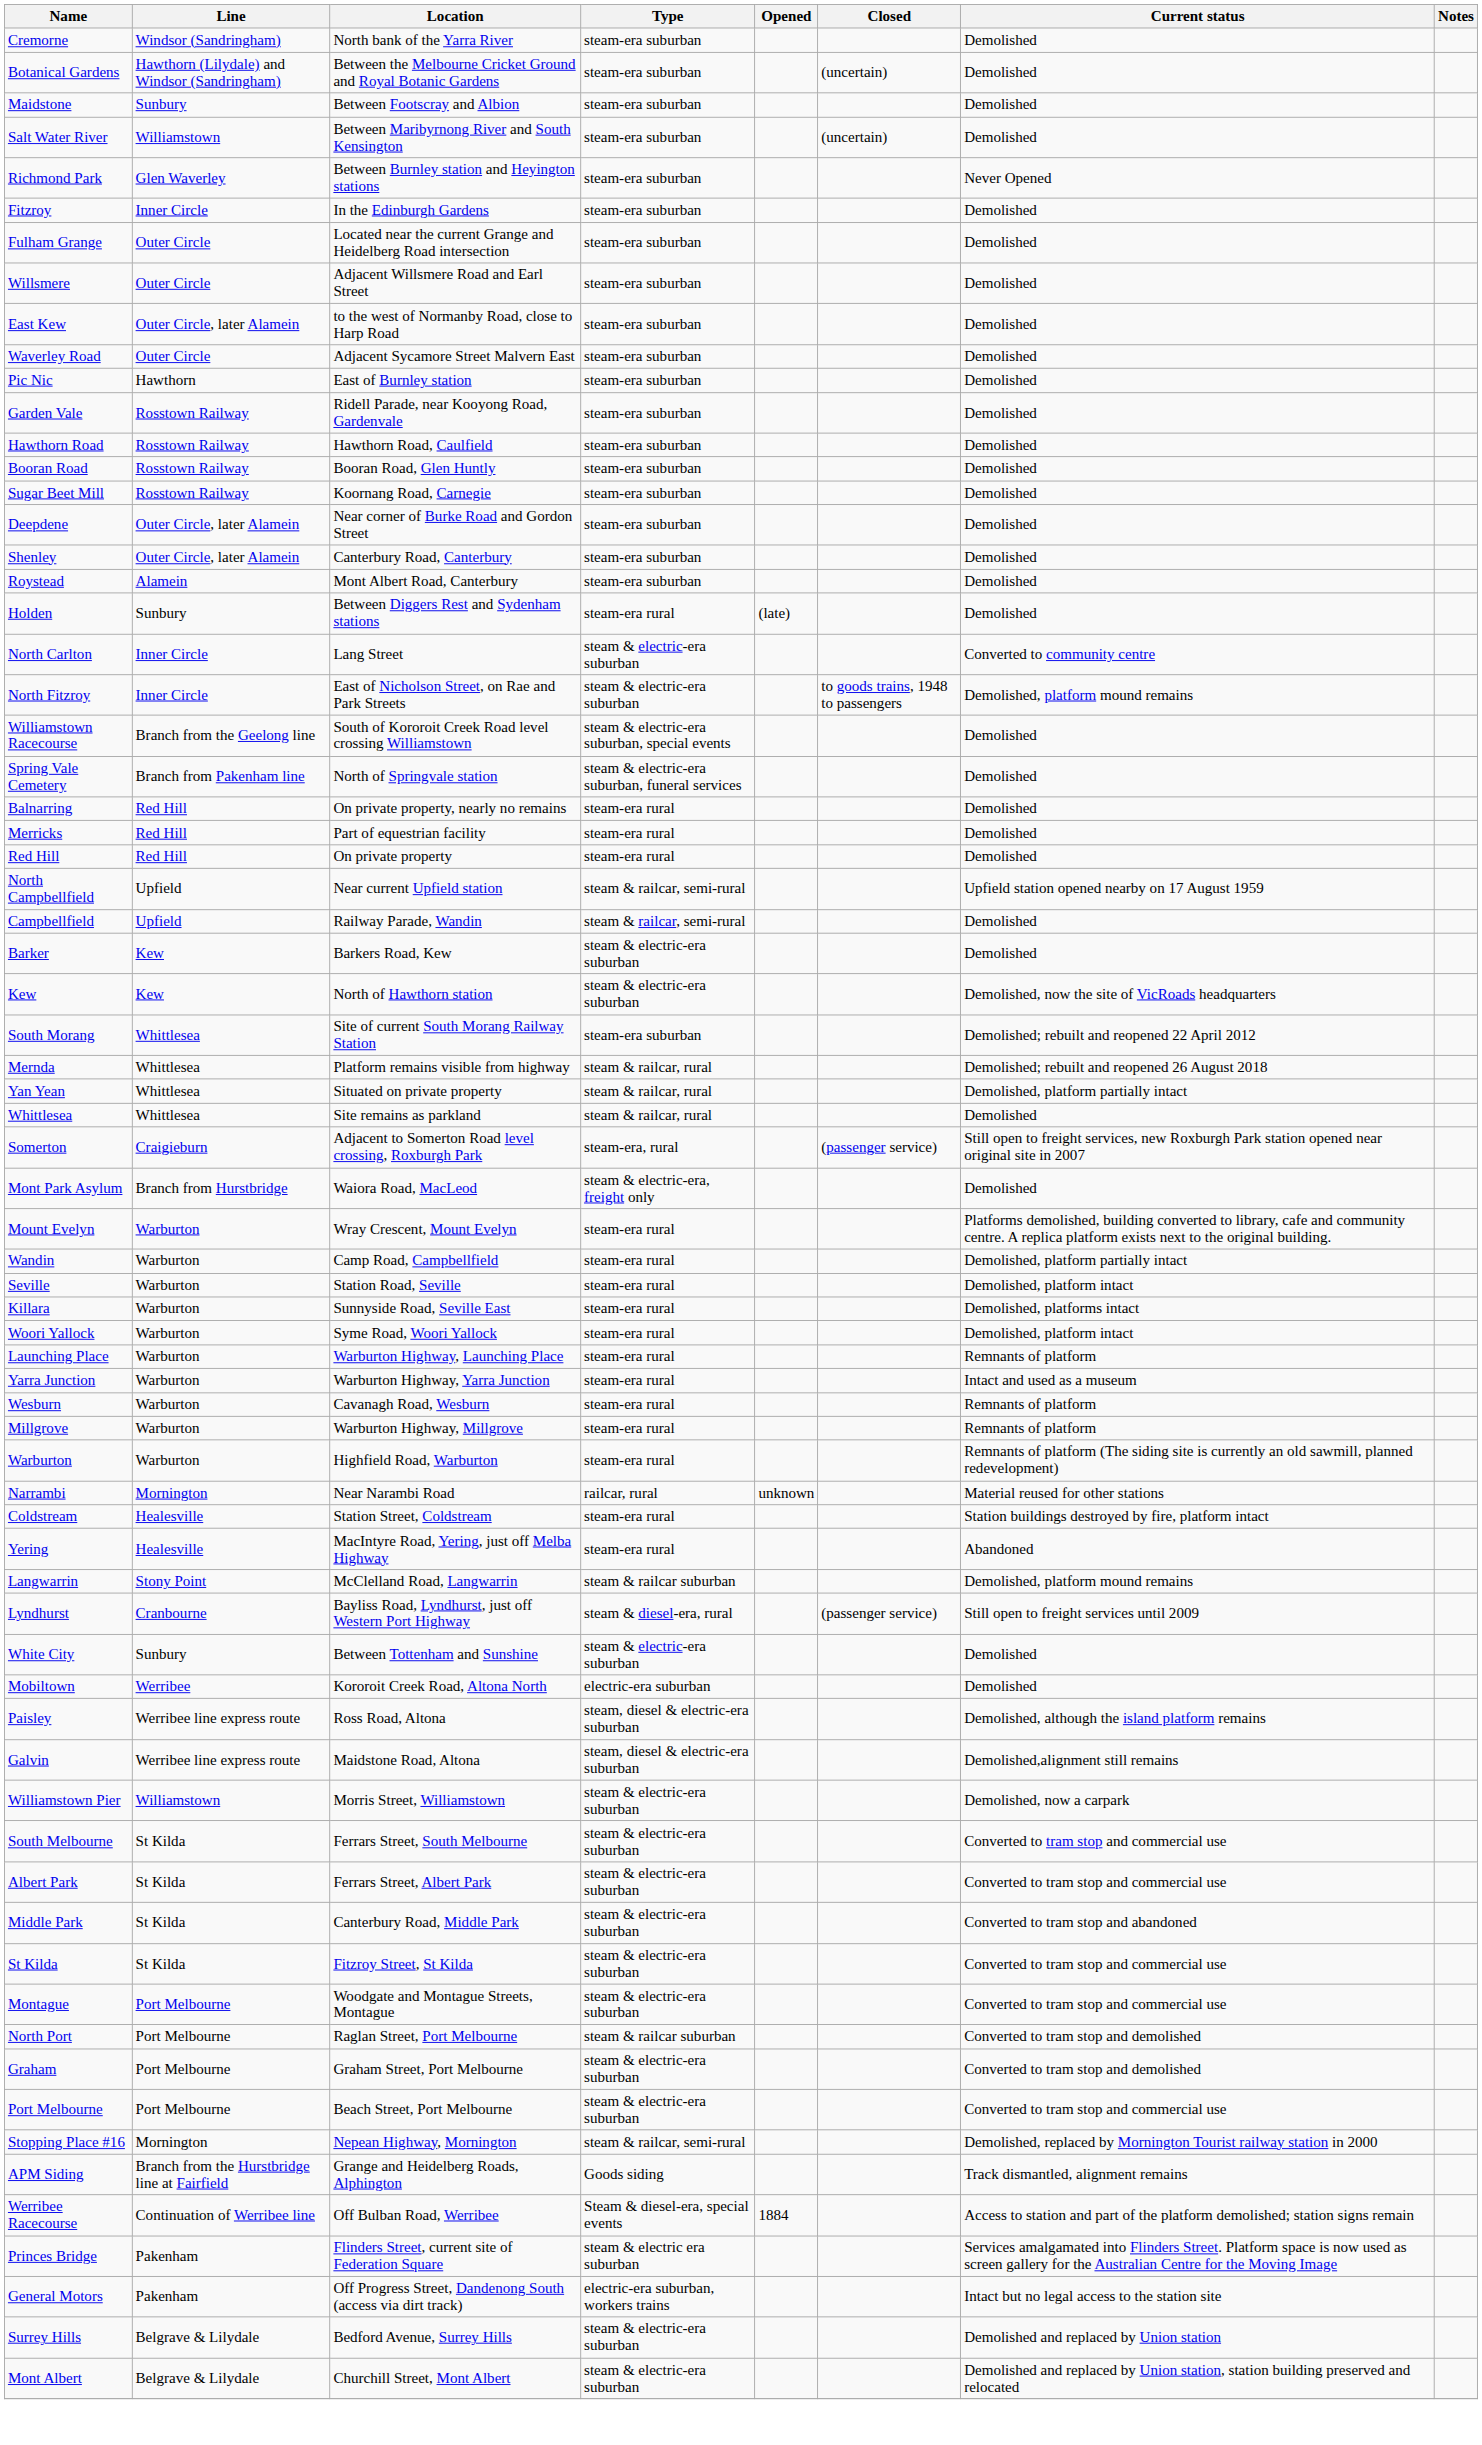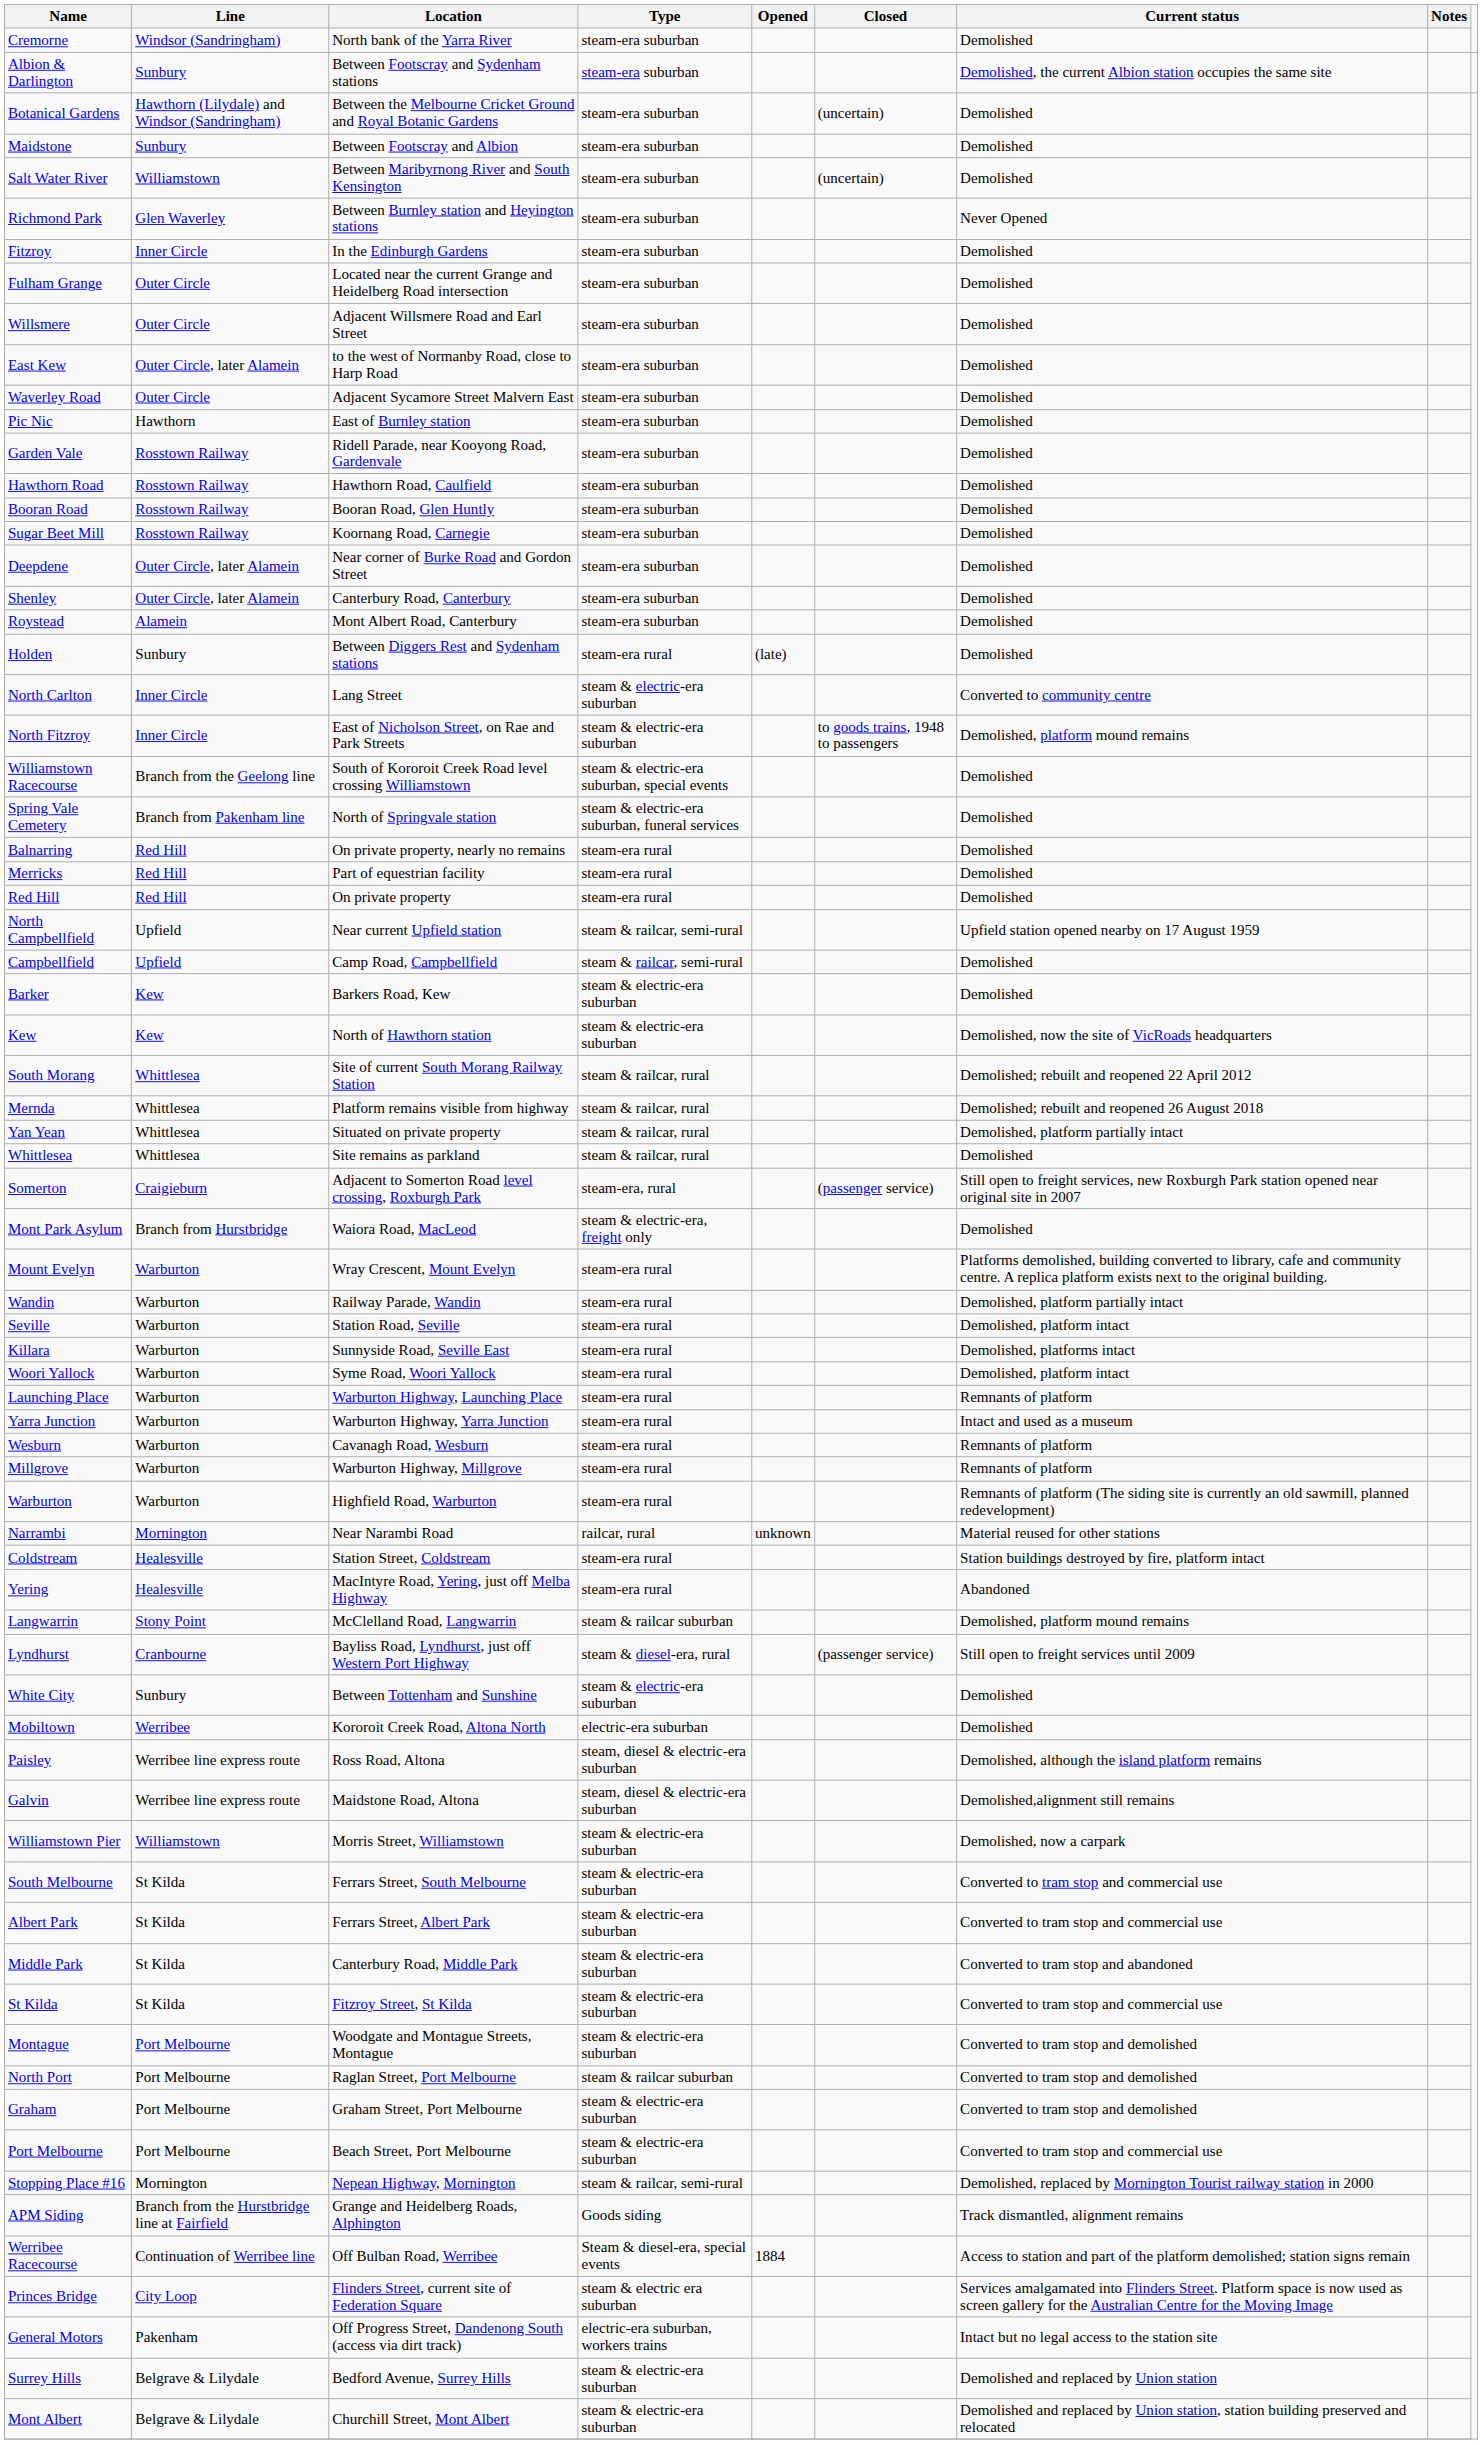+ row: (41, 72)
(408, 921) Railway Parade, Wandin -> (415, 961) Camp Road, Campbellfield
(643, 1035) steam-era suburban -> (645, 1075) steam & railcar, rural
(416, 1261) Camp Road, Campbellfield -> (406, 1301) Railway Parade, Wandin
(1095, 2004) Converted to tram stop and commercial use -> (1079, 2045) Converted to tram stop and demolished
(167, 2255) Pakenham -> (166, 2296) City Loop
